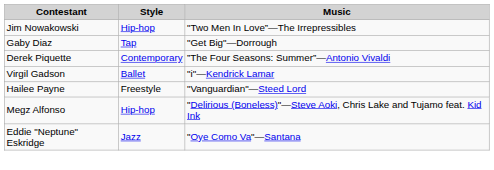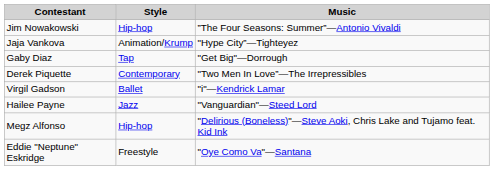(271, 27) "Two Men In Love”—The Irrepressibles -> (299, 27) ”The Four Seasons: Summer”—Antonio Vivaldi
+ row: (35, 43)
(289, 58) ”The Four Seasons: Summer”—Antonio Vivaldi -> (282, 74) "Two Men In Love”—The Irrepressibles
(141, 89) Freestyle -> (128, 105) Jazz
(131, 137) Jazz -> (138, 152) Freestyle
